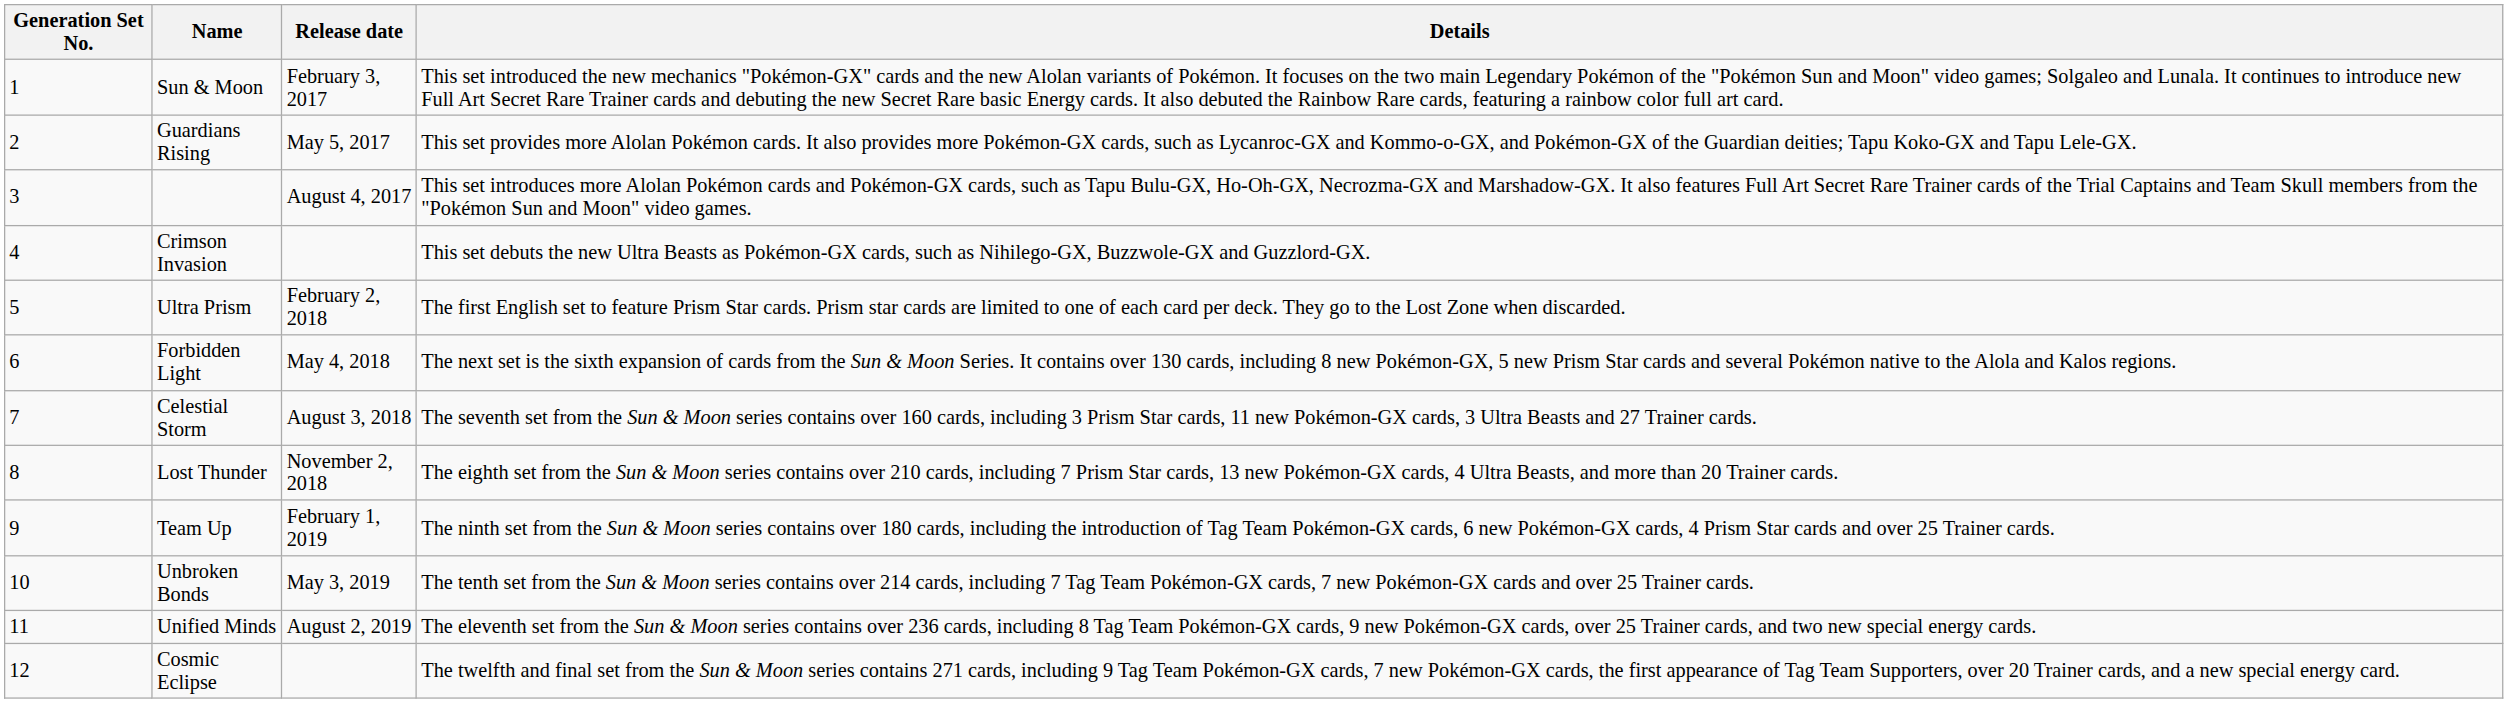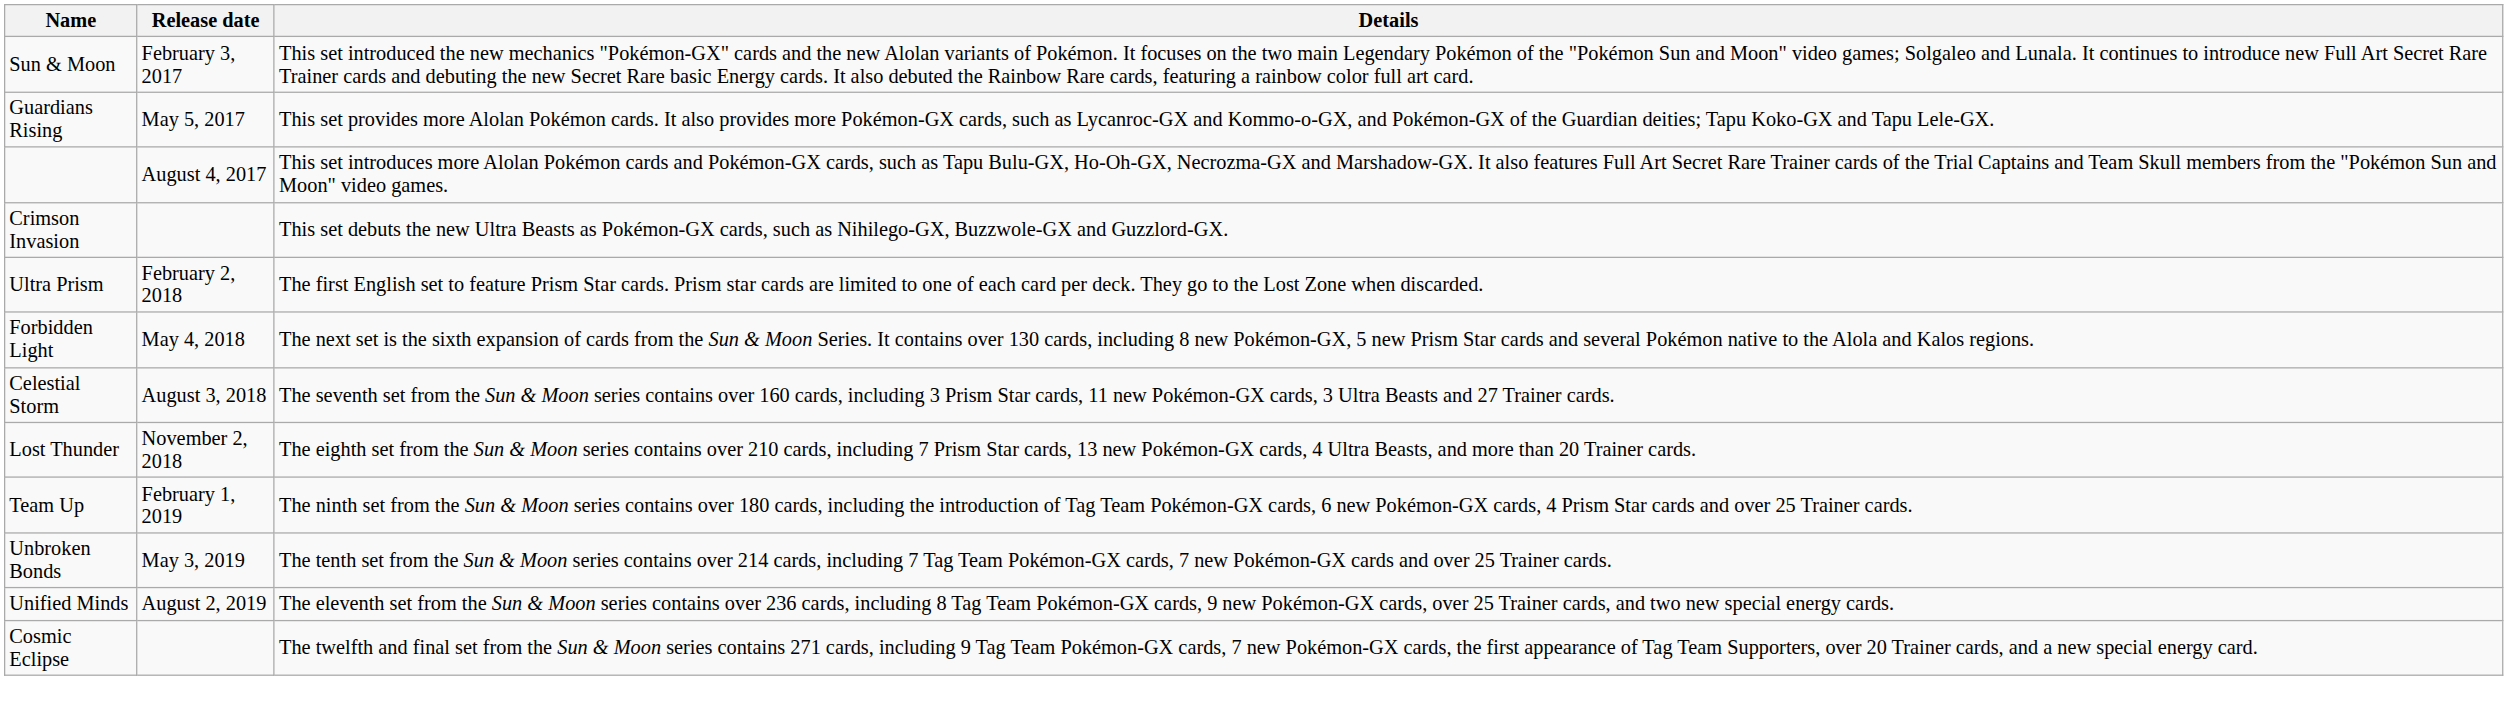- column: (78, 32)
